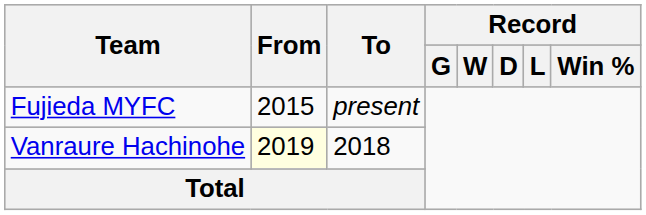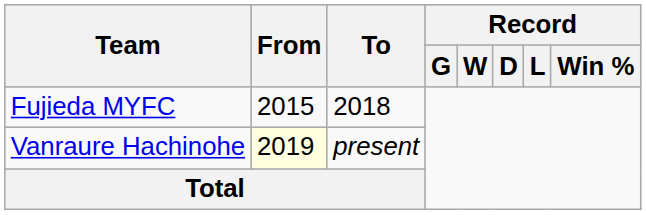(376, 106) present -> (362, 106) 2018
(362, 147) 2018 -> (376, 147) present
